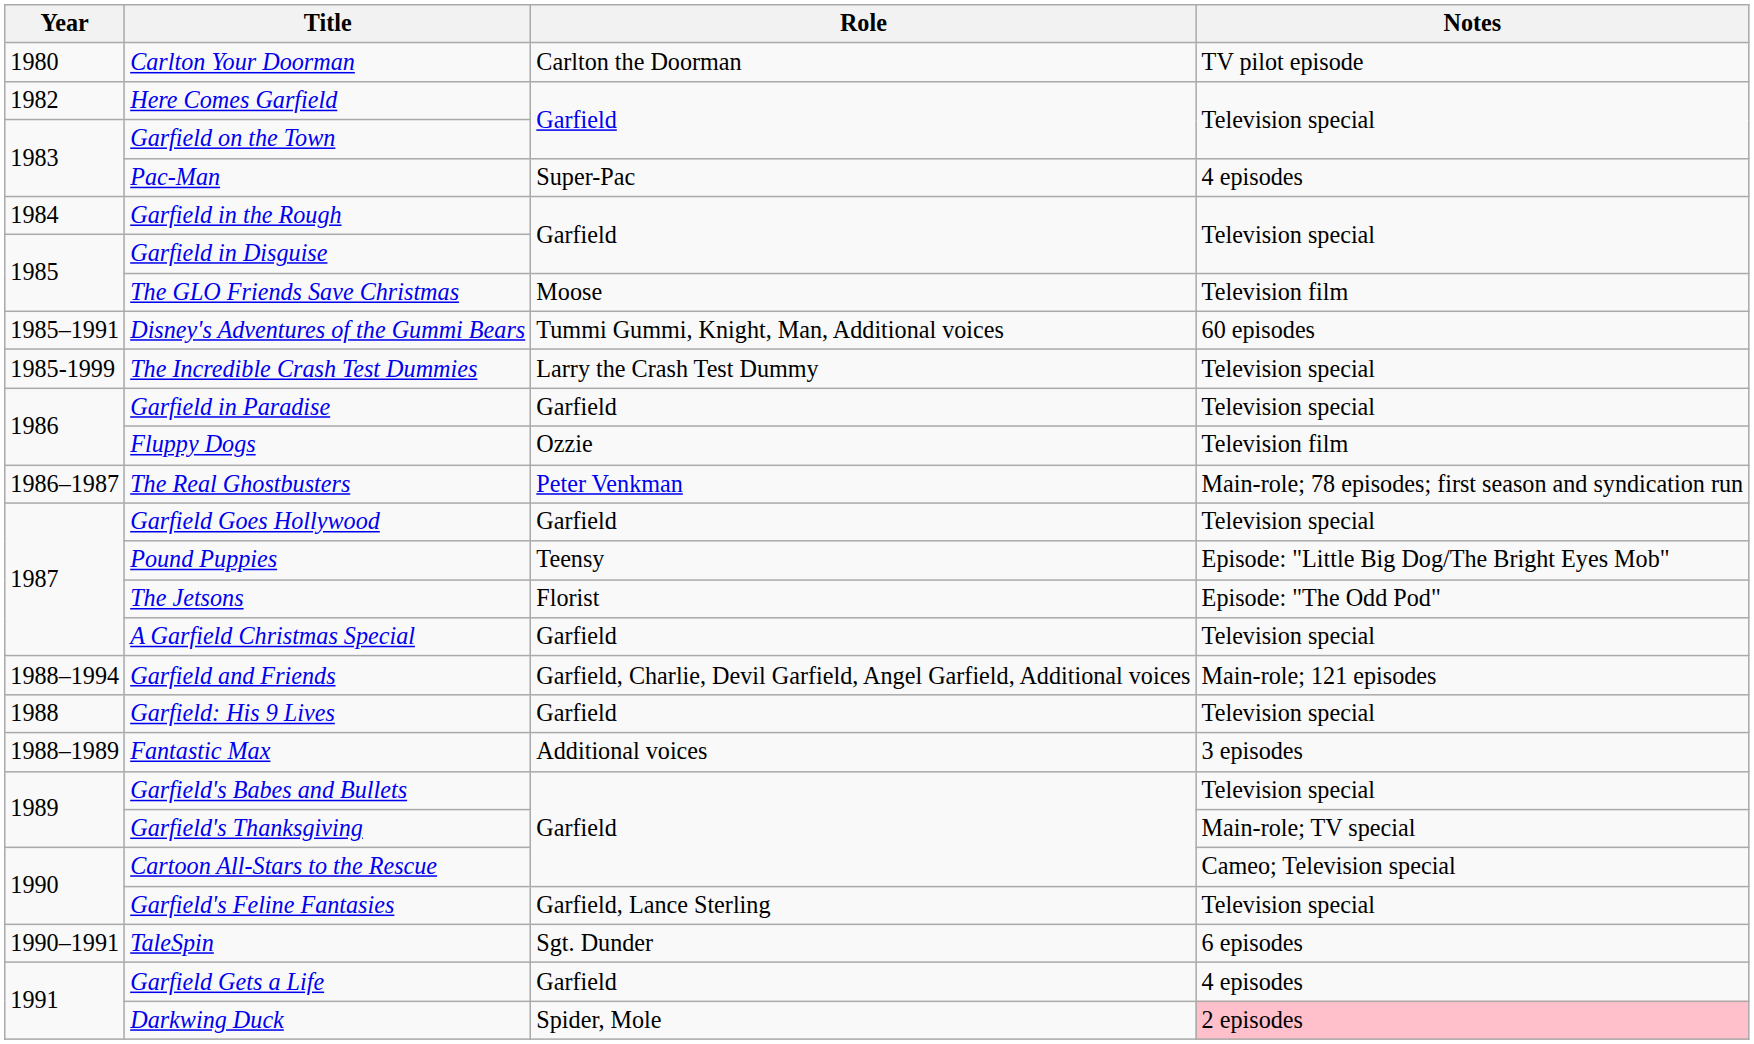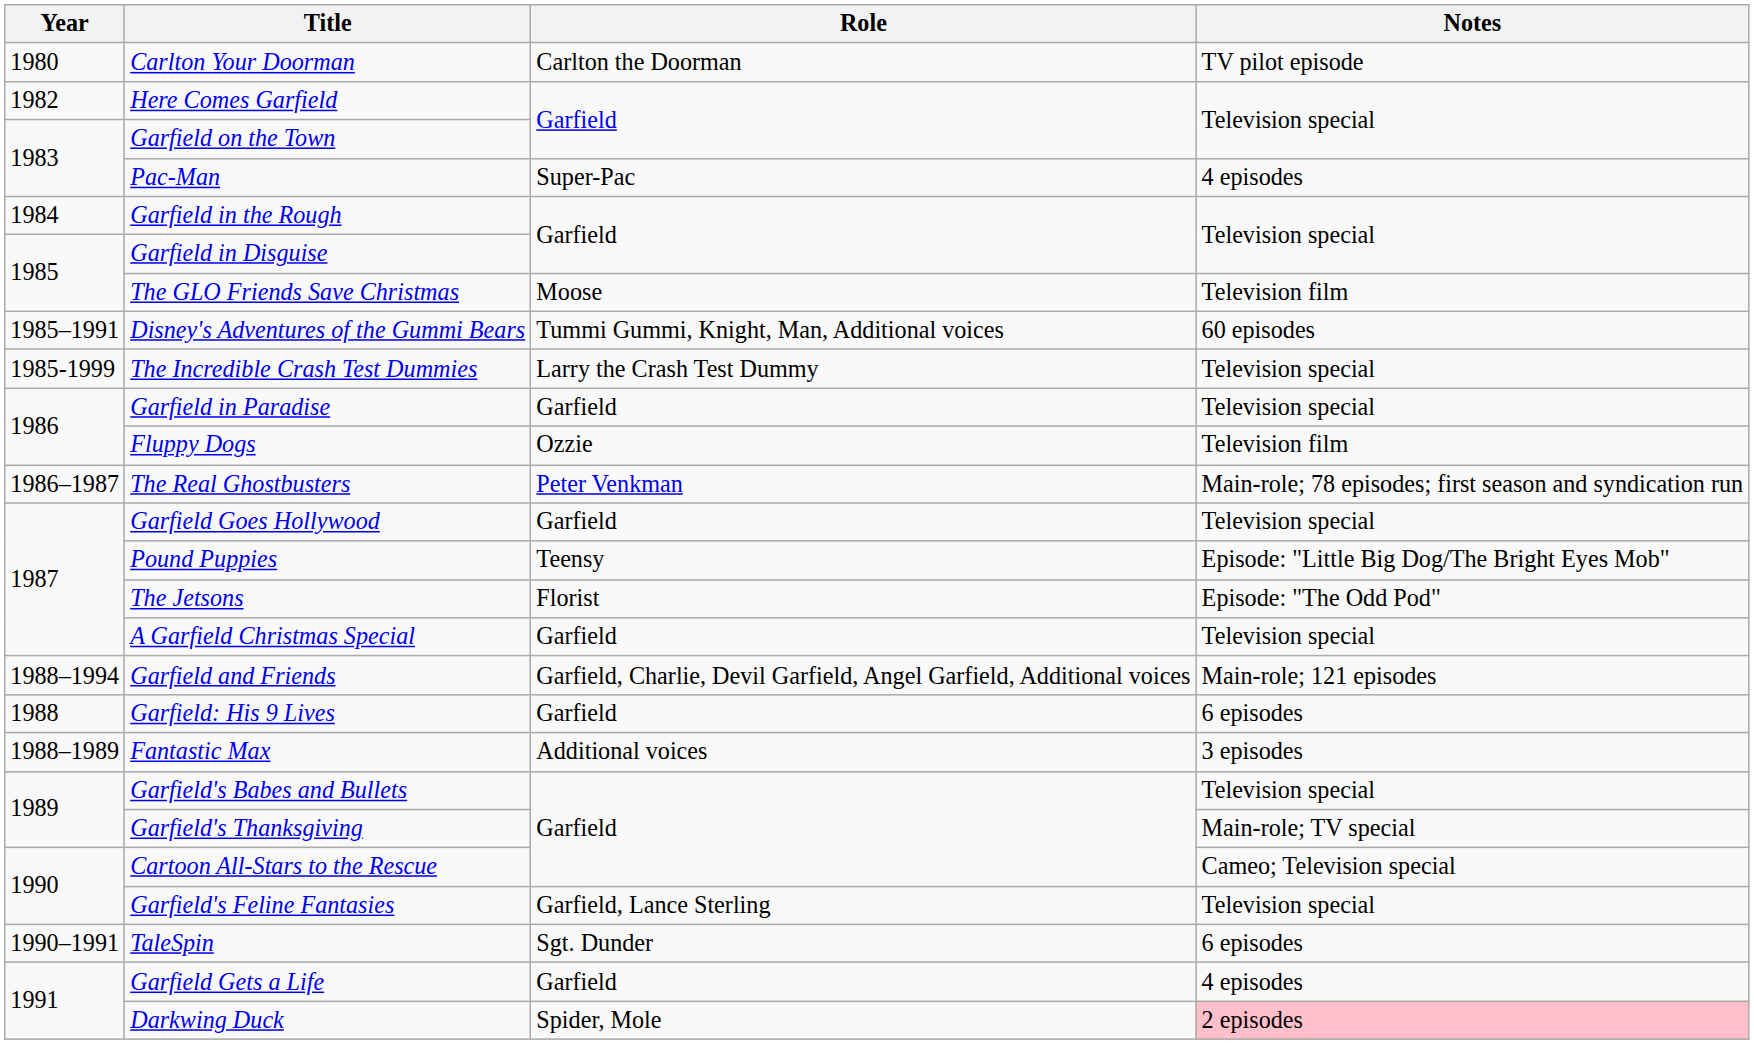(1288, 713) Television special -> (1252, 713) 6 episodes
